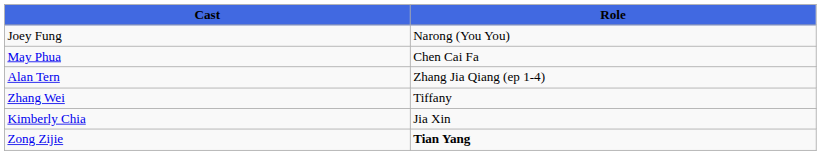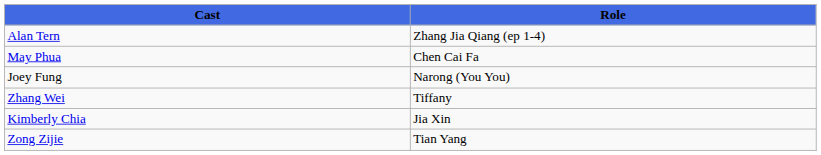rows swapped: (34, 77) <-> (35, 35)
(442, 139) bold -> (440, 139) normal
